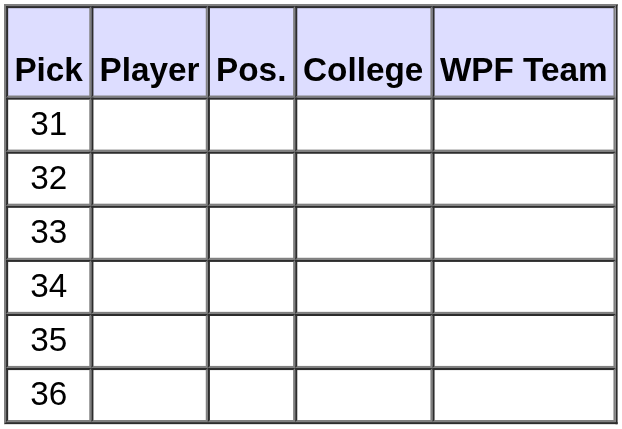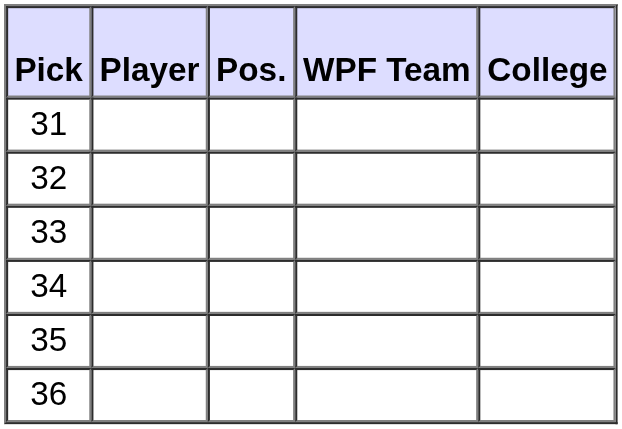columns swapped: (524, 70) <-> (363, 70)
